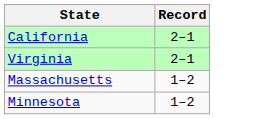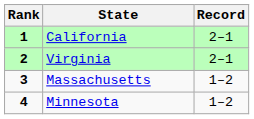+ column: (24, 15)
